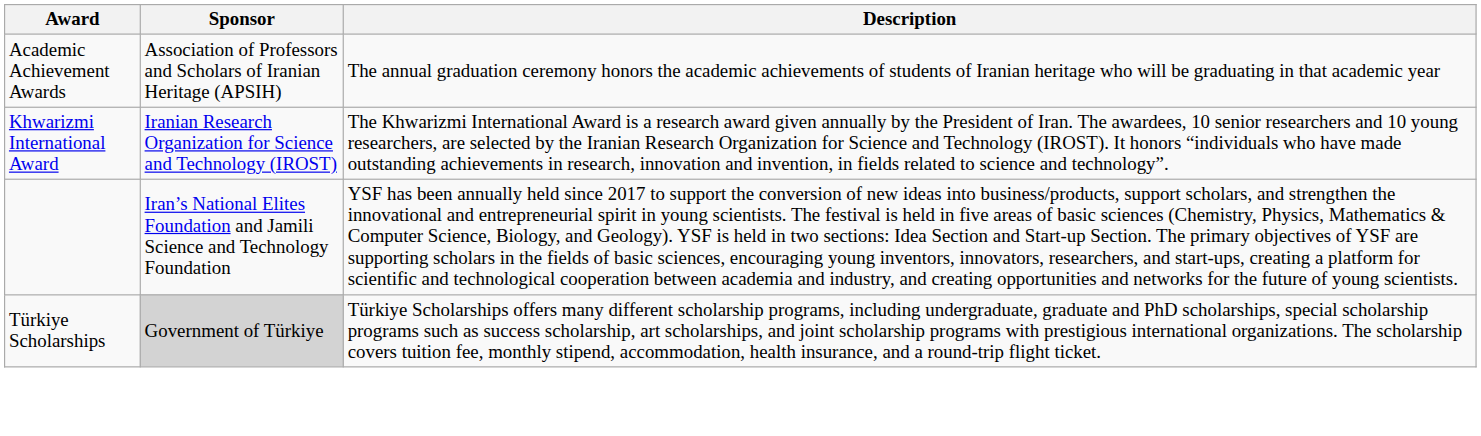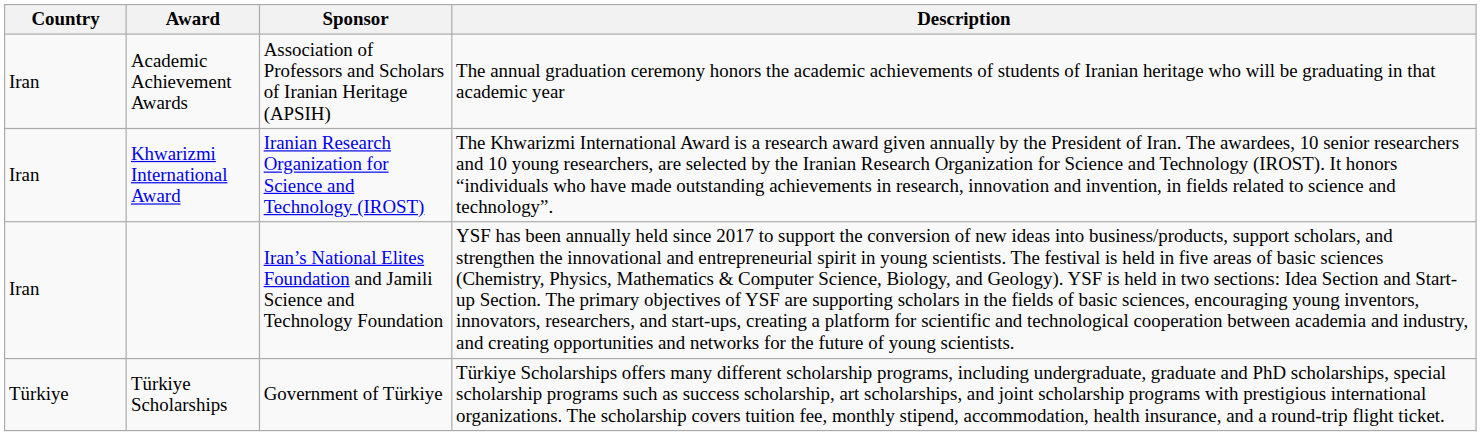+ column: (66, 19)
(234, 330) lightgrey background -> (353, 394) no background
